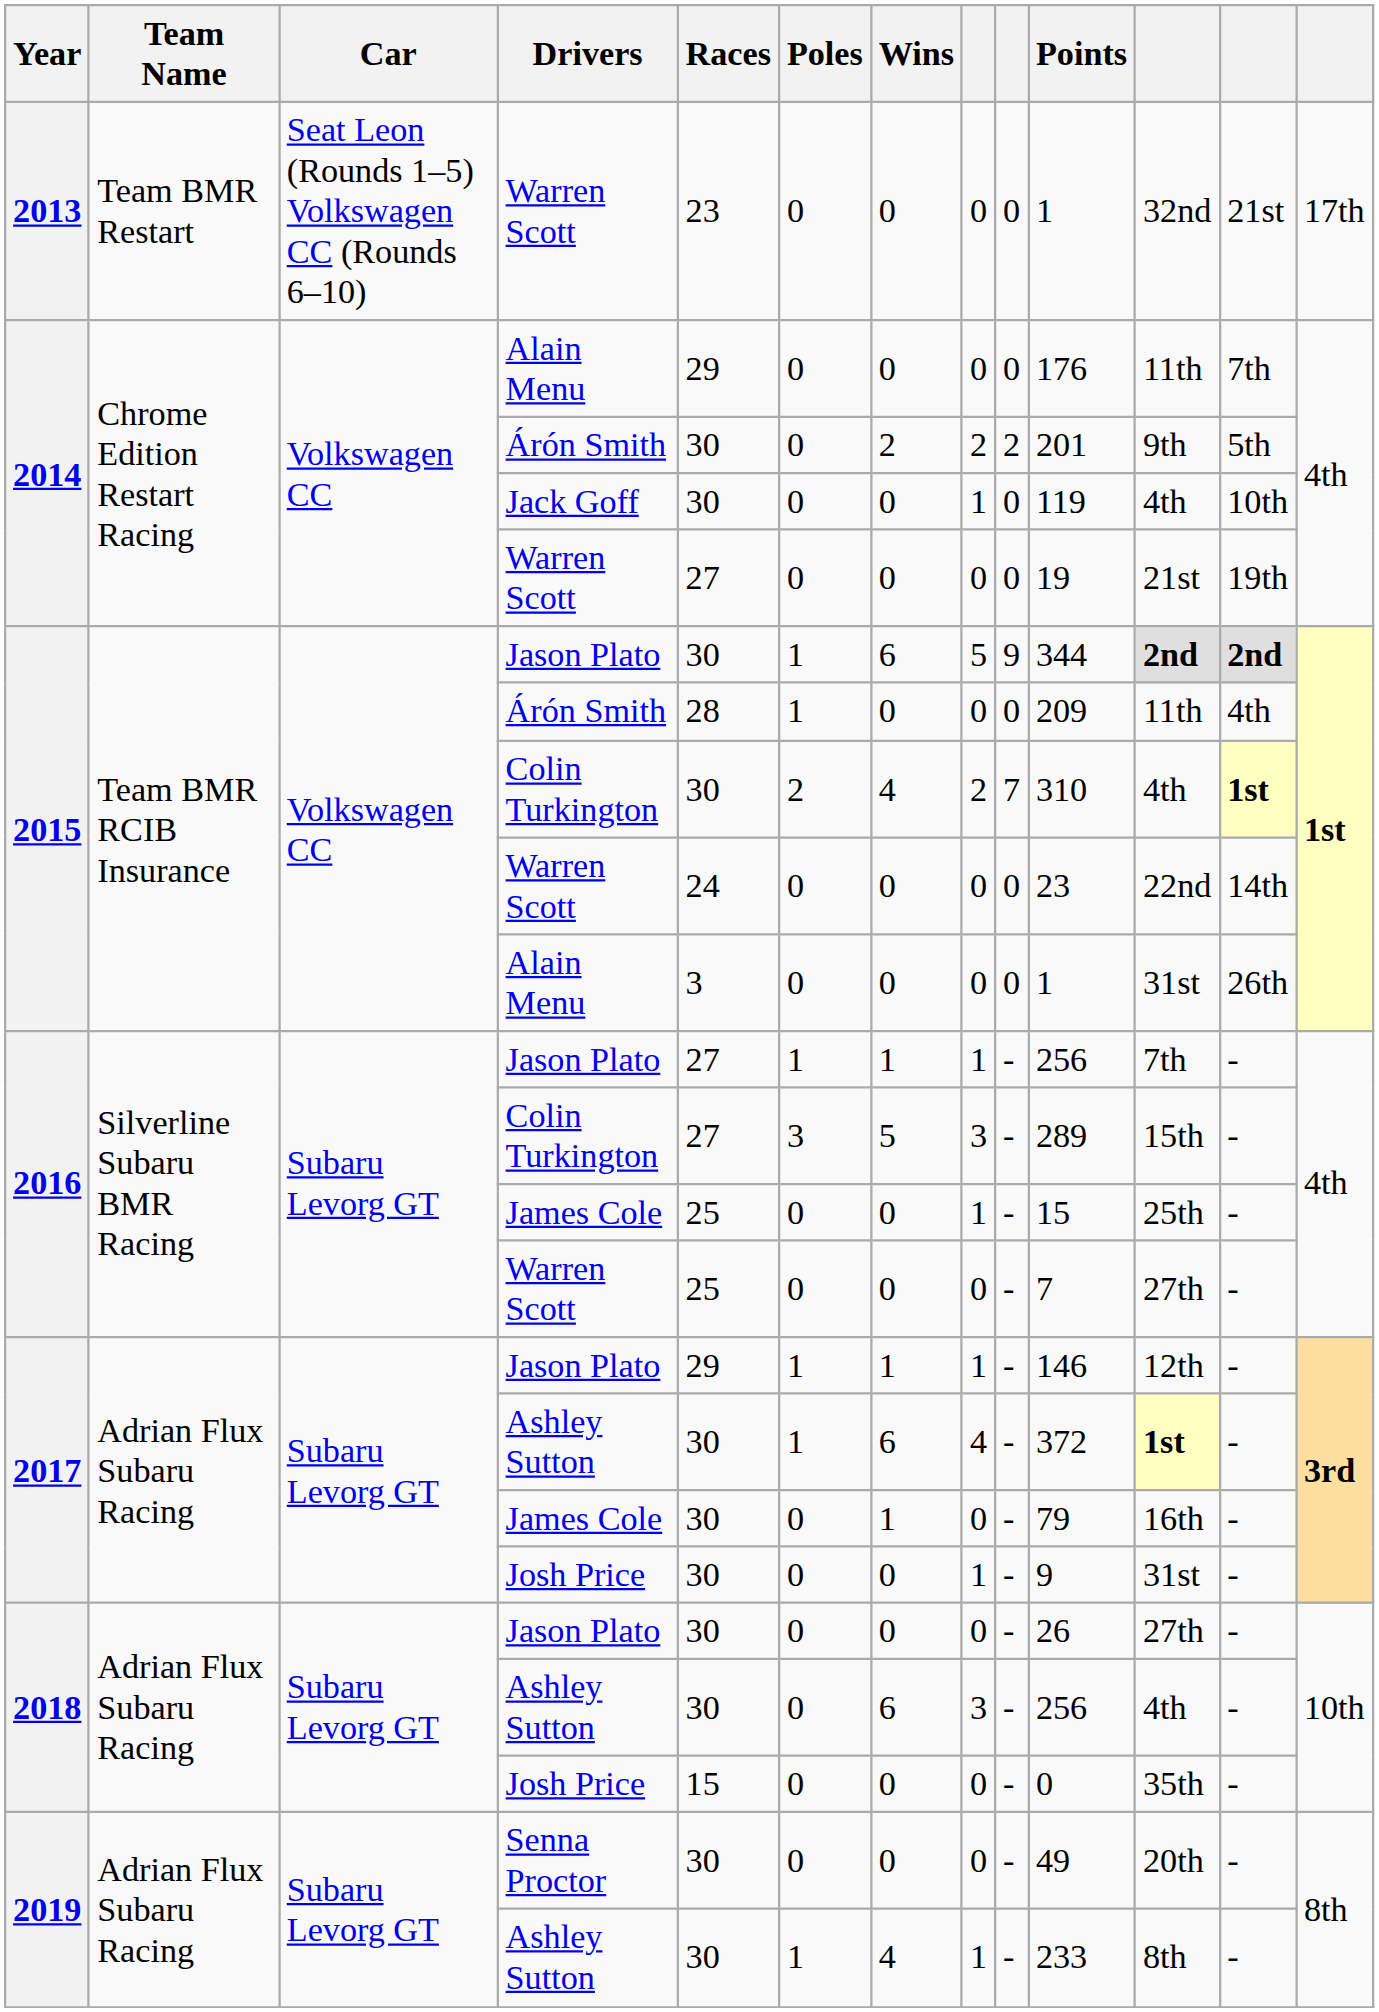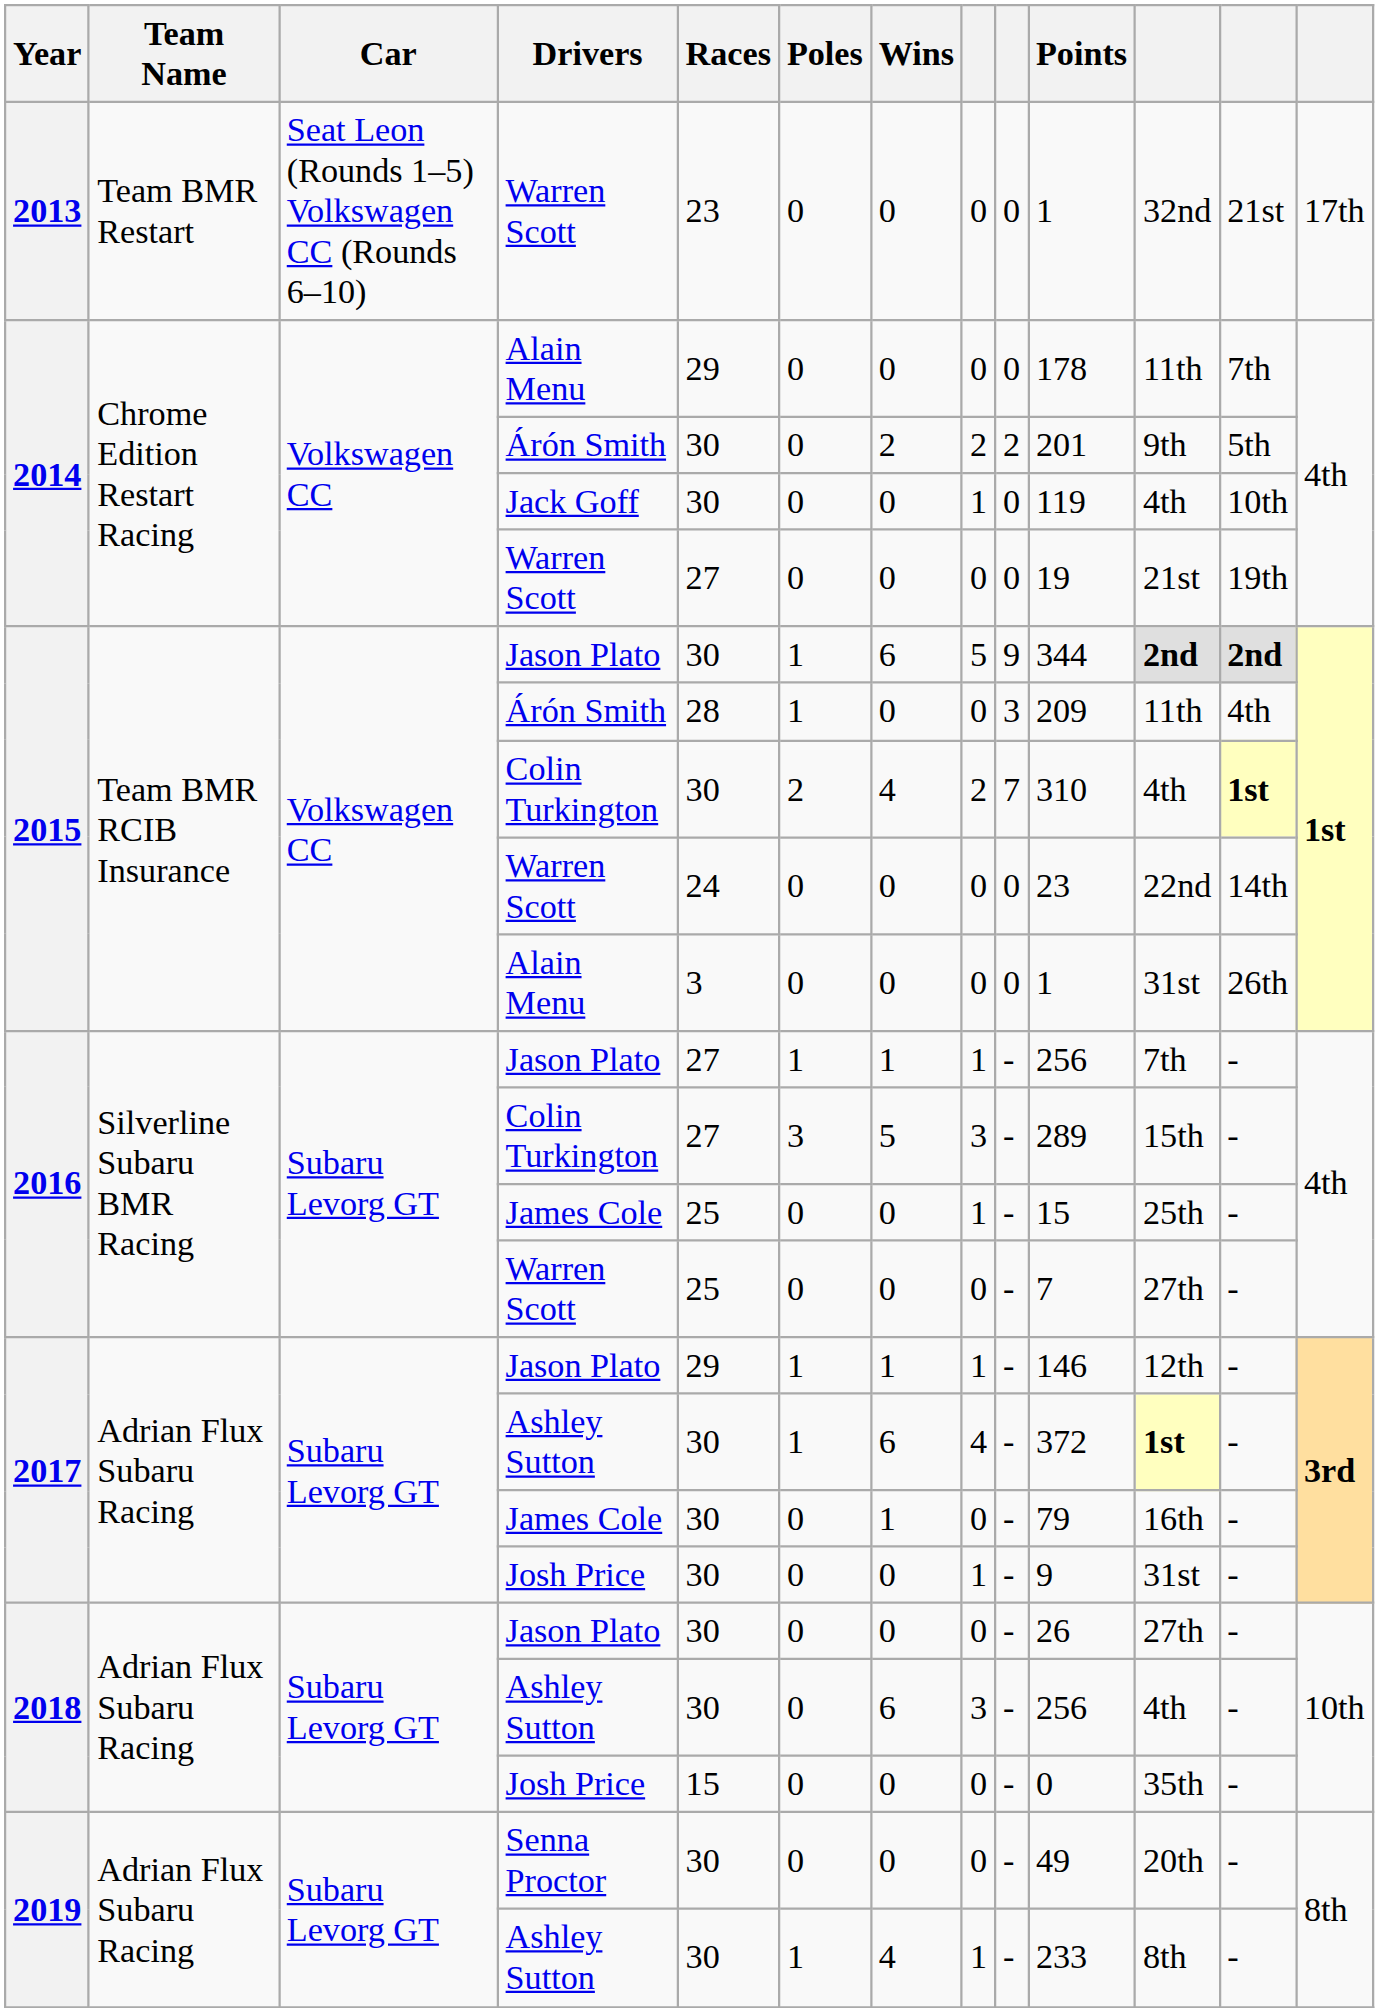(1062, 368) 176 -> (1062, 368) 178
(1012, 711) 0 -> (1012, 711) 3
